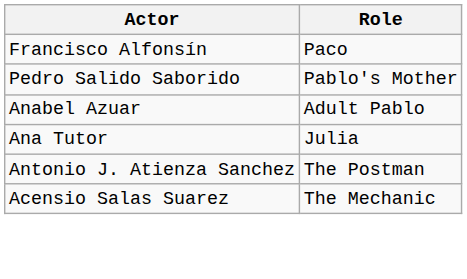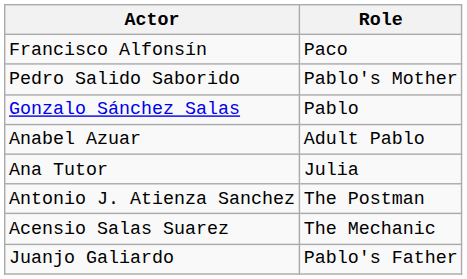+ row: (125, 109)
+ row: (92, 259)
